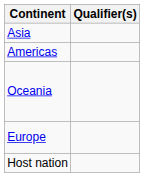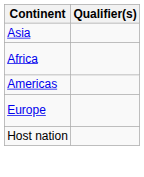+ row: (22, 58)
- row: (29, 91)
